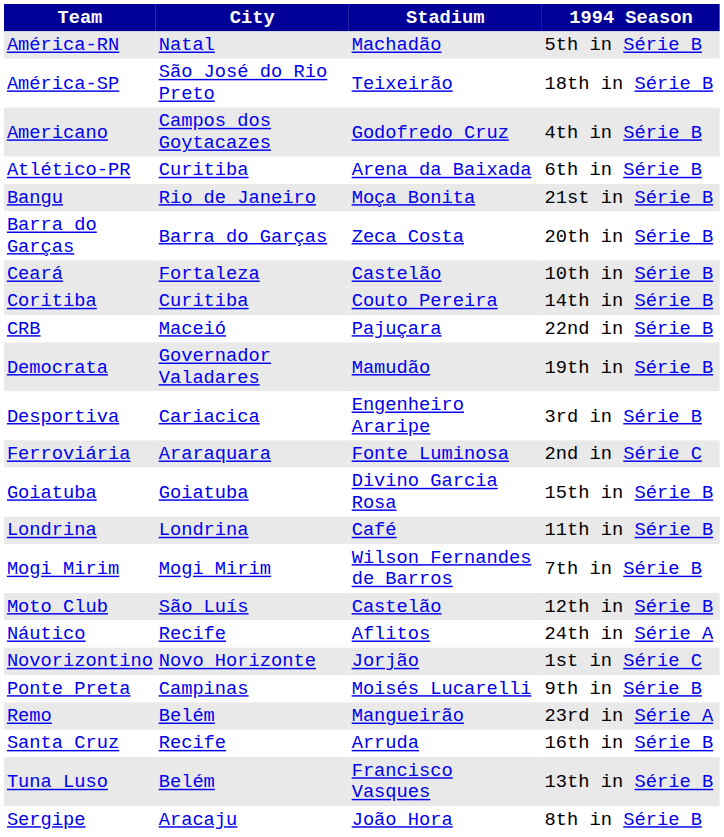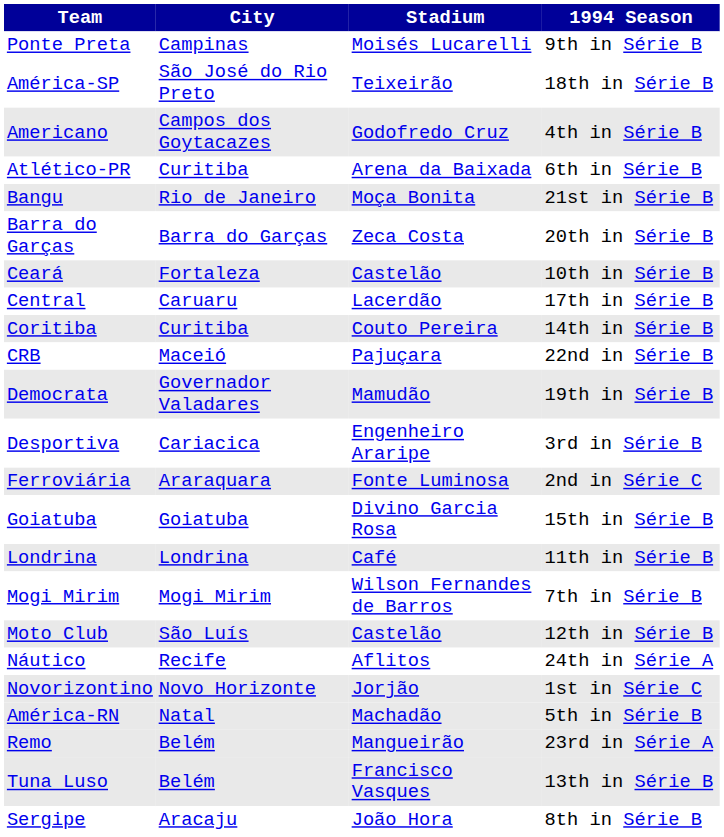rows swapped: (63, 45) <-> (69, 689)
+ row: (46, 301)
- row: (63, 743)
